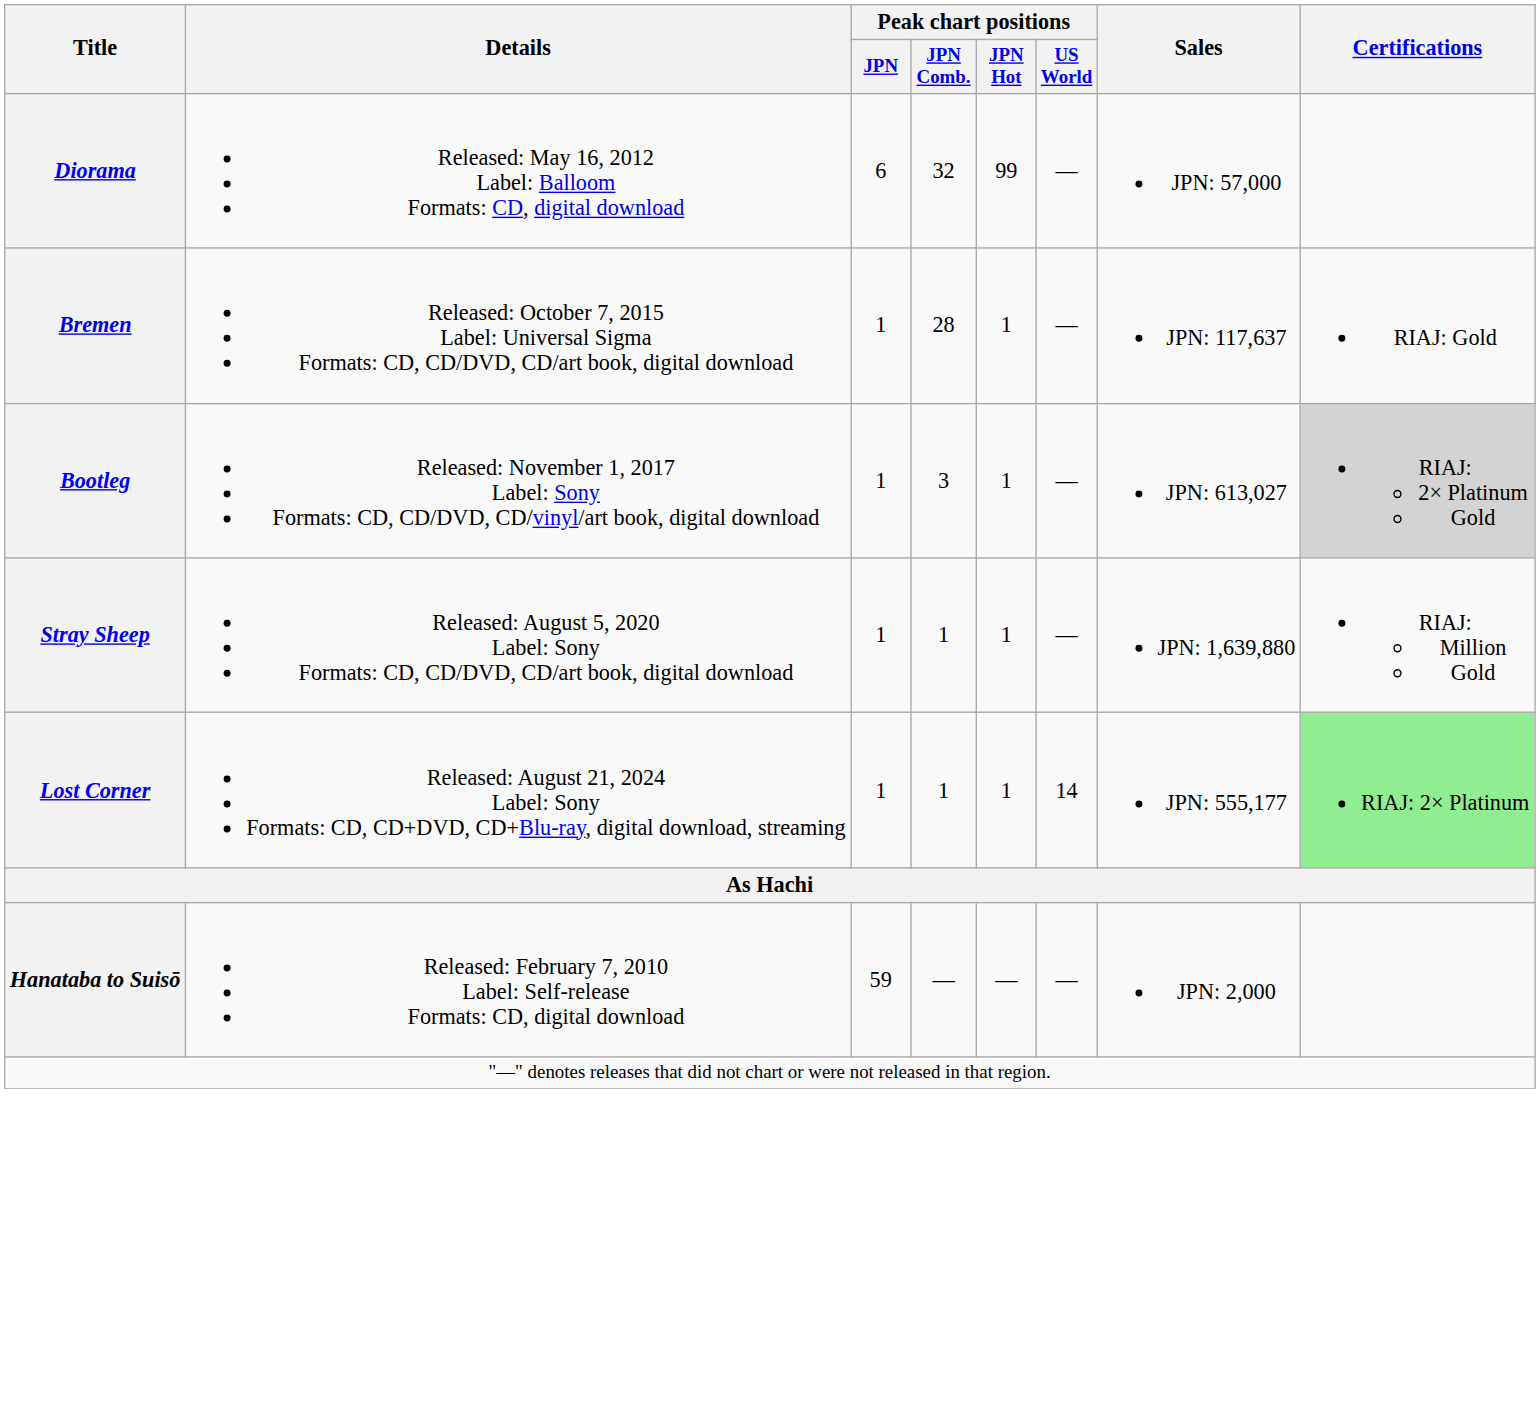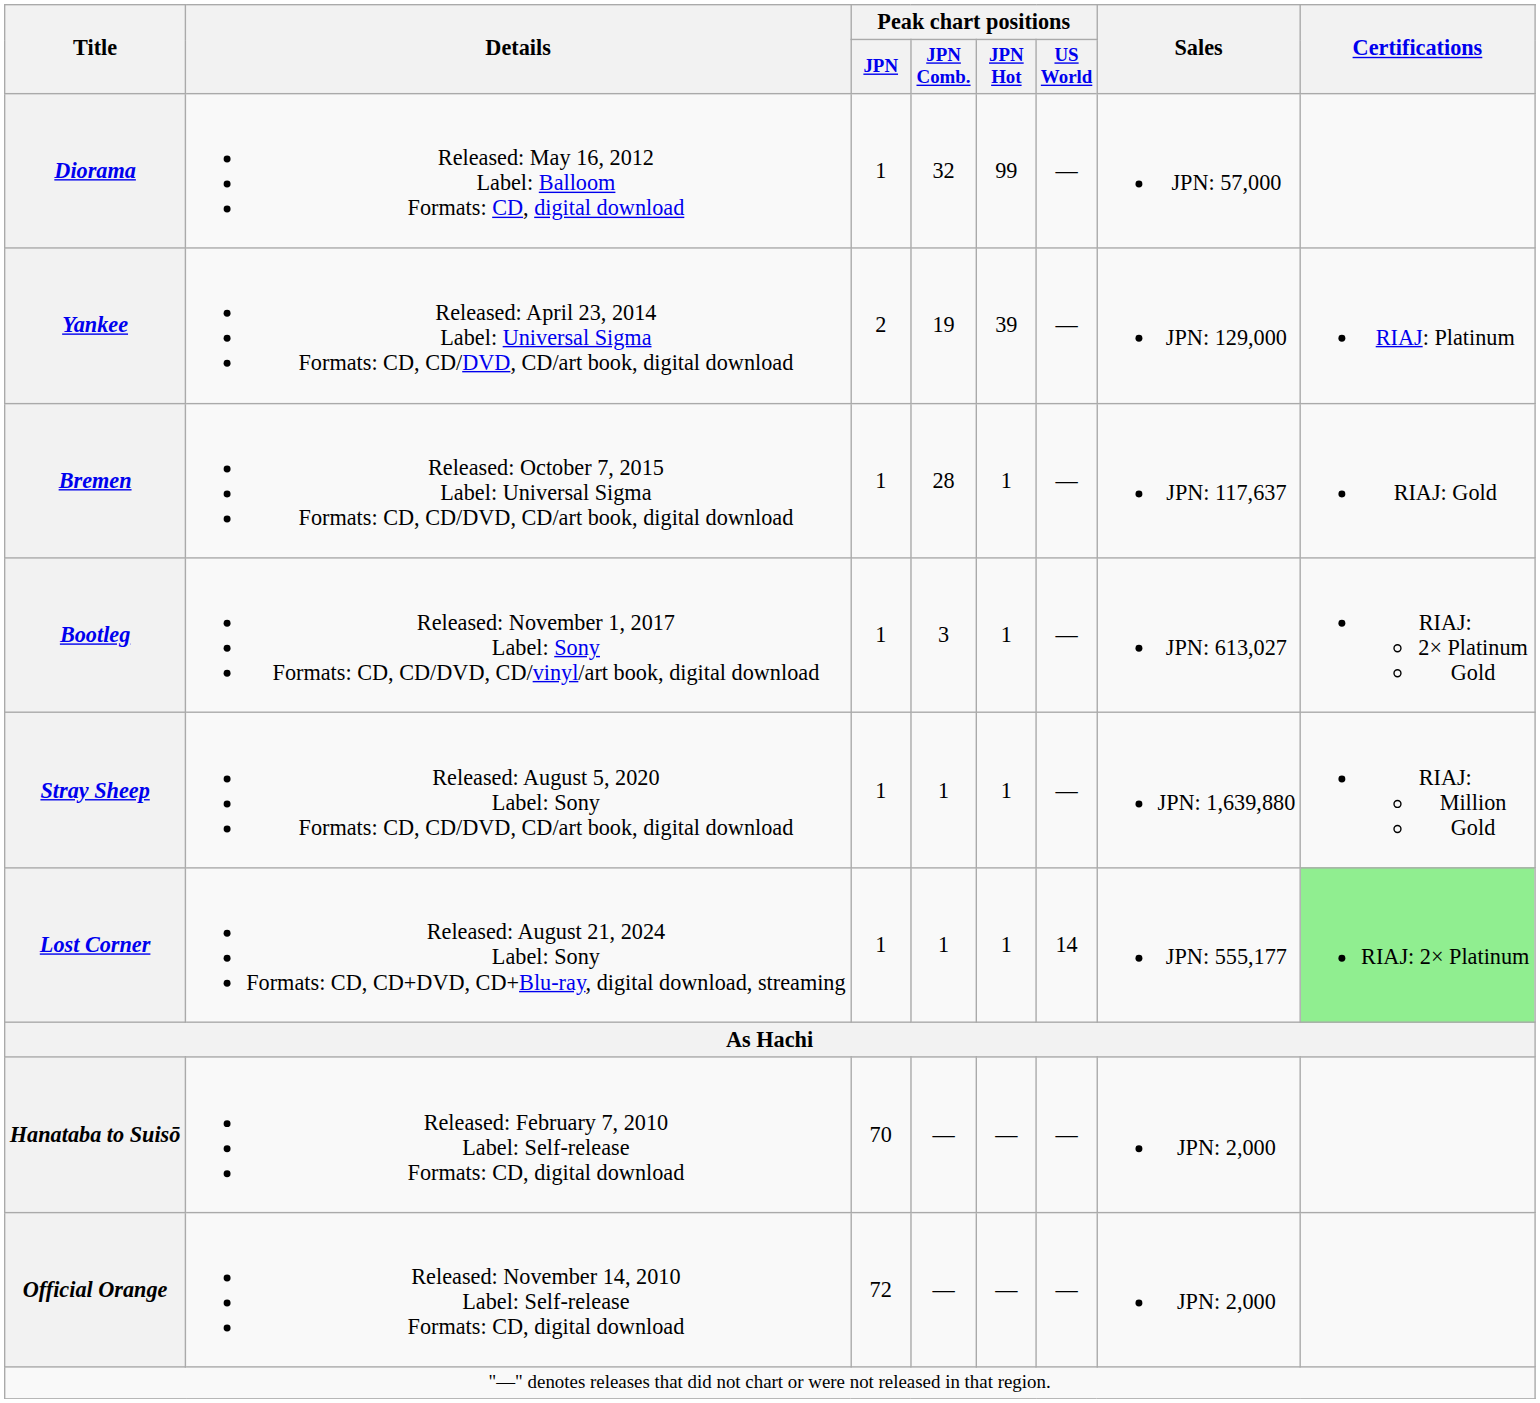(881, 170) 6 -> (881, 170) 1
+ row: (95, 325)
(1417, 493) lightgrey background -> (1417, 648) no background
(881, 979) 59 -> (881, 1134) 70
+ row: (95, 1289)
